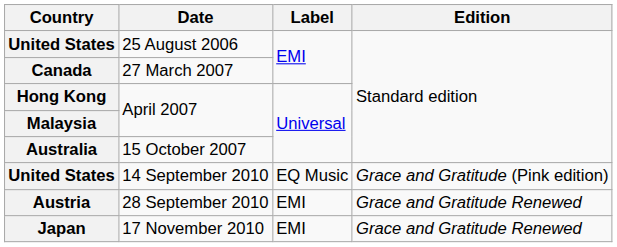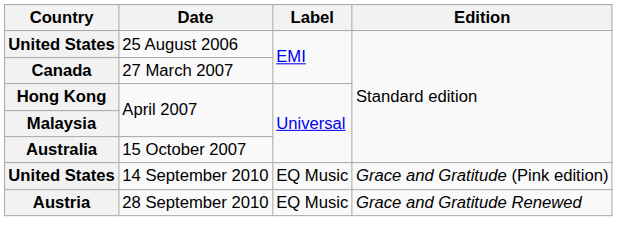(291, 202) EMI -> (312, 202) EQ Music
- row: (62, 228)
